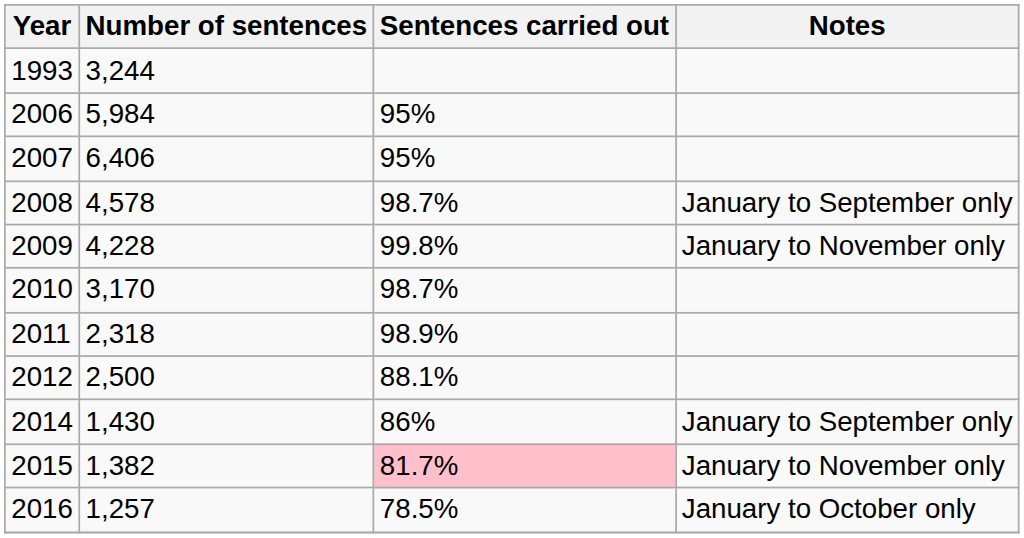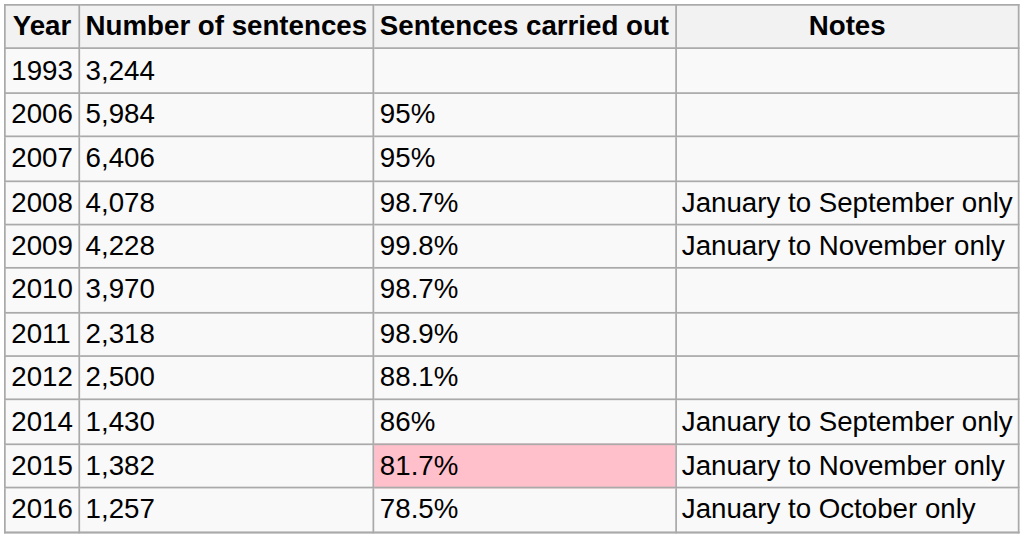(120, 202) 4,578 -> (120, 202) 4,078
(120, 289) 3,170 -> (120, 289) 3,970
